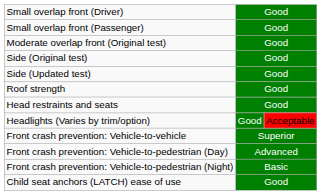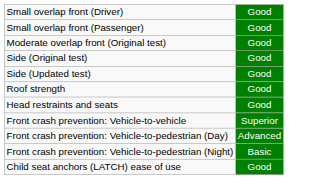- row: (78, 120)
